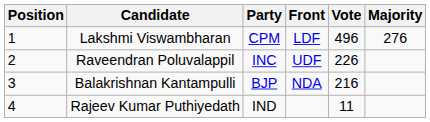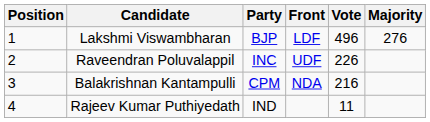(264, 38) CPM -> (264, 38) BJP
(264, 83) BJP -> (264, 83) CPM
